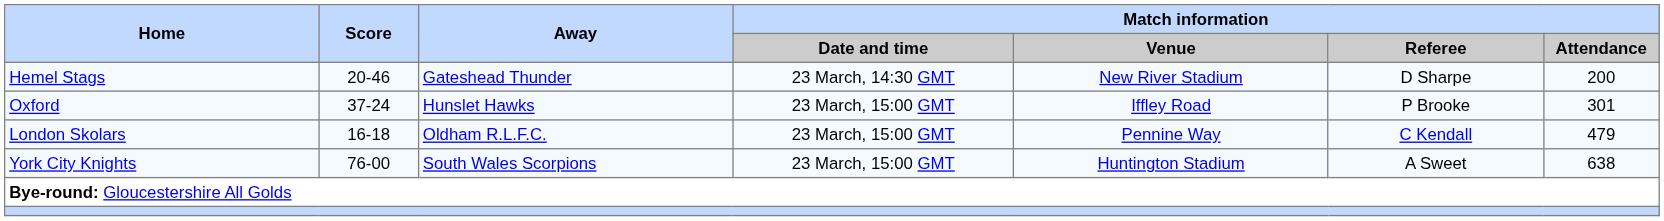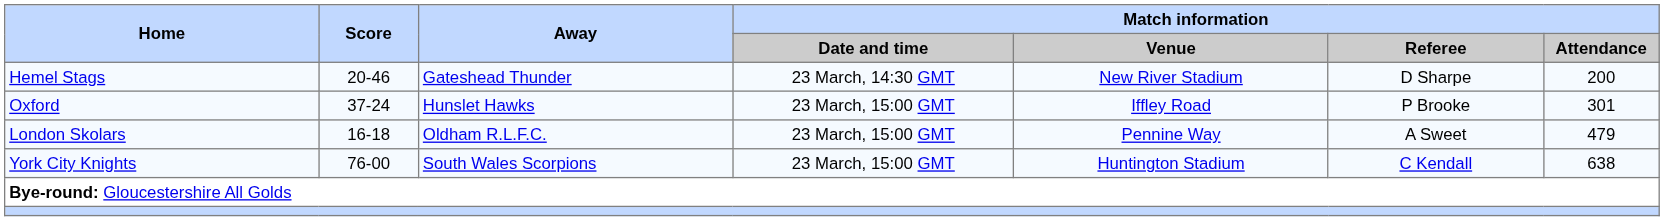(1436, 134) C Kendall -> (1436, 134) A Sweet
(1436, 163) A Sweet -> (1436, 163) C Kendall
